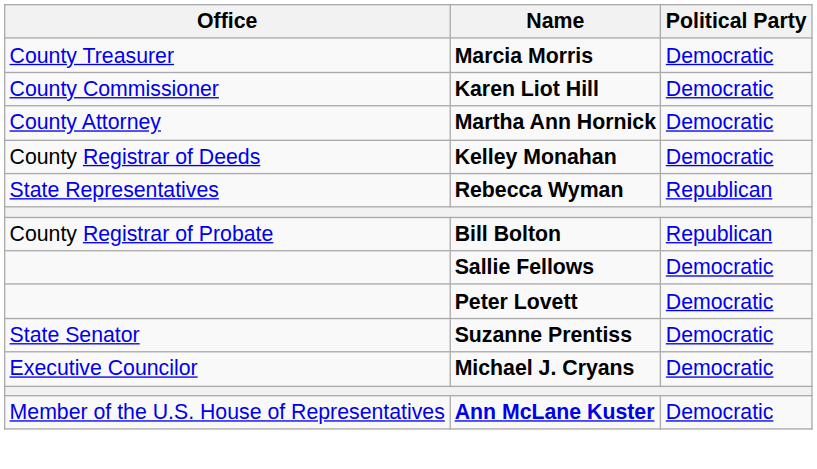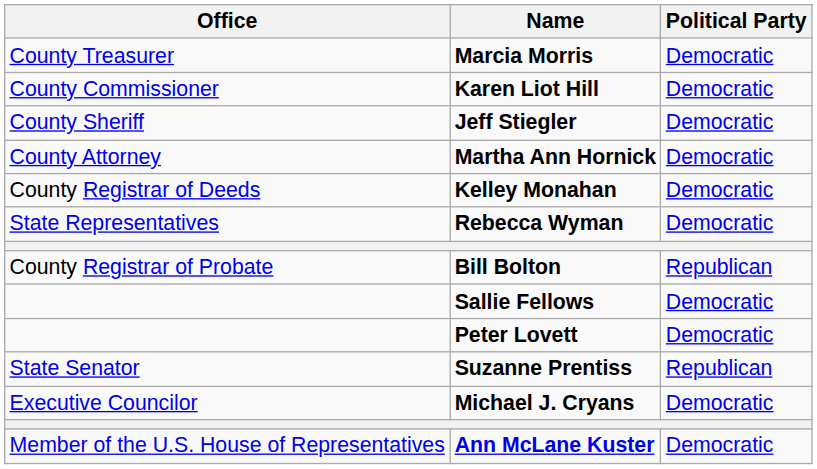+ row: (516, 122)
(719, 190) Republican -> (720, 223) Democratic
(720, 334) Democratic -> (719, 368) Republican
